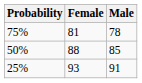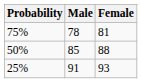columns swapped: (121, 13) <-> (86, 13)
